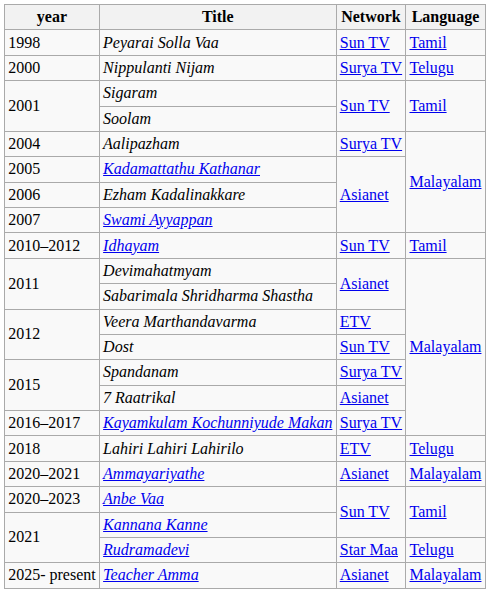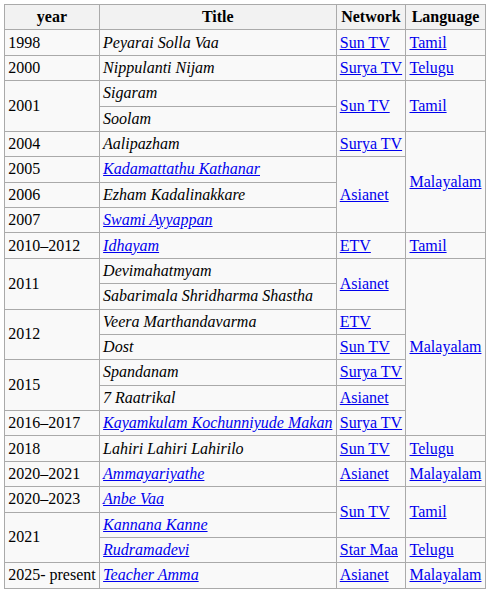(365, 245) Sun TV -> (355, 245) ETV
(355, 448) ETV -> (365, 448) Sun TV
